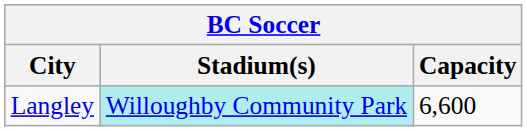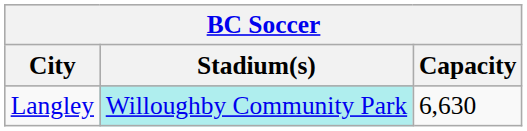(448, 105) 6,600 -> (448, 105) 6,630
